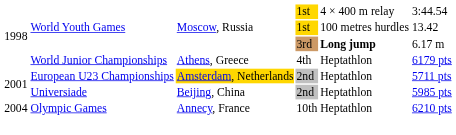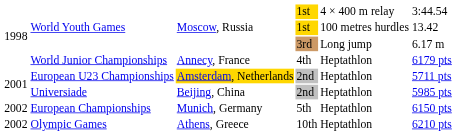(348, 44) bold -> (346, 44) normal
(213, 60) Athens, Greece -> (213, 60) Annecy, France
+ row: (91, 108)
(16, 108) 2004 -> (16, 124) 2002
(213, 108) Annecy, France -> (213, 124) Athens, Greece
